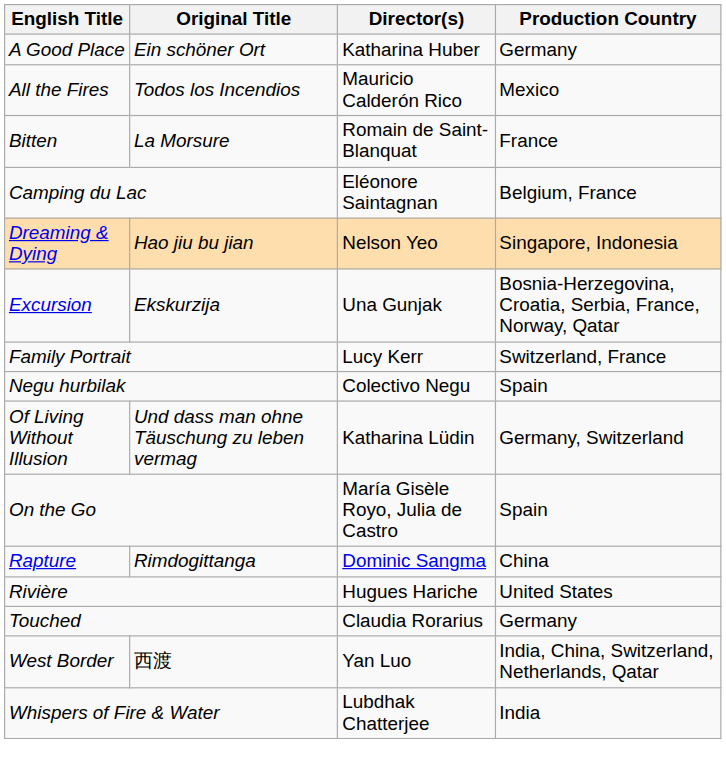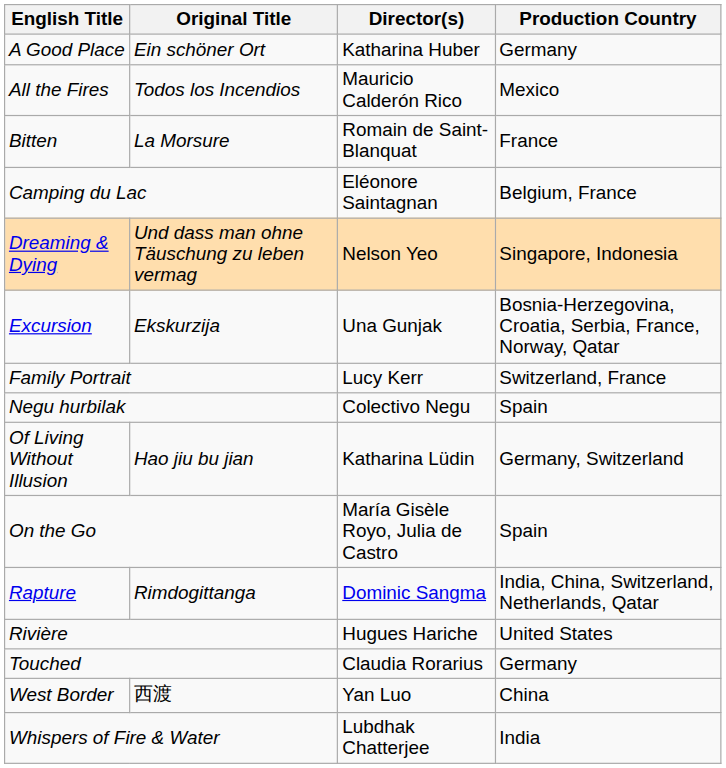(194, 243) Hao jiu bu jian -> (219, 254) Und dass man ohne Täuschung zu leben vermag
(219, 437) Und dass man ohne Täuschung zu leben vermag -> (194, 458) Hao jiu bu jian
(524, 561) China -> (606, 593) India, China, Switzerland, Netherlands, Qatar
(606, 661) India, China, Switzerland, Netherlands, Qatar -> (524, 695) China
